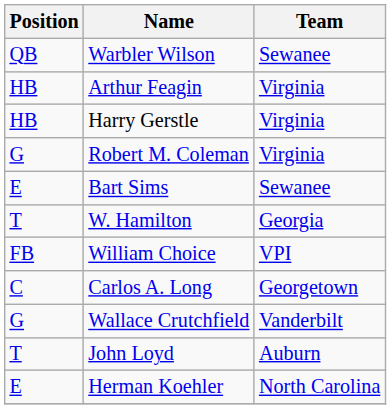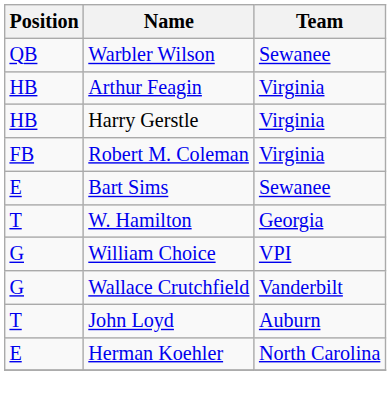(17, 154) G -> (22, 154) FB
(22, 254) FB -> (17, 254) G
- row: (150, 287)
